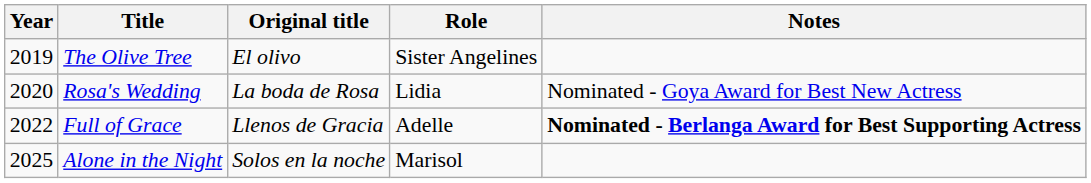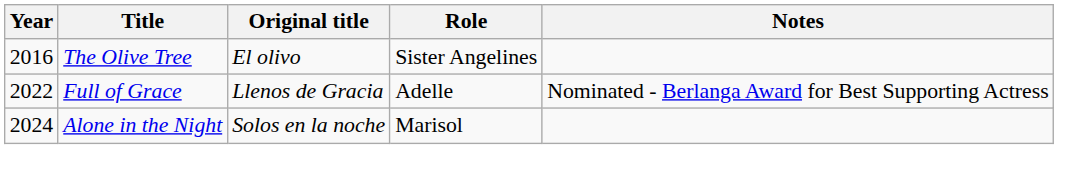(31, 56) 2019 -> (31, 56) 2016
- row: (132, 90)
(814, 125) bold -> (798, 90) normal
(31, 159) 2025 -> (31, 125) 2024
